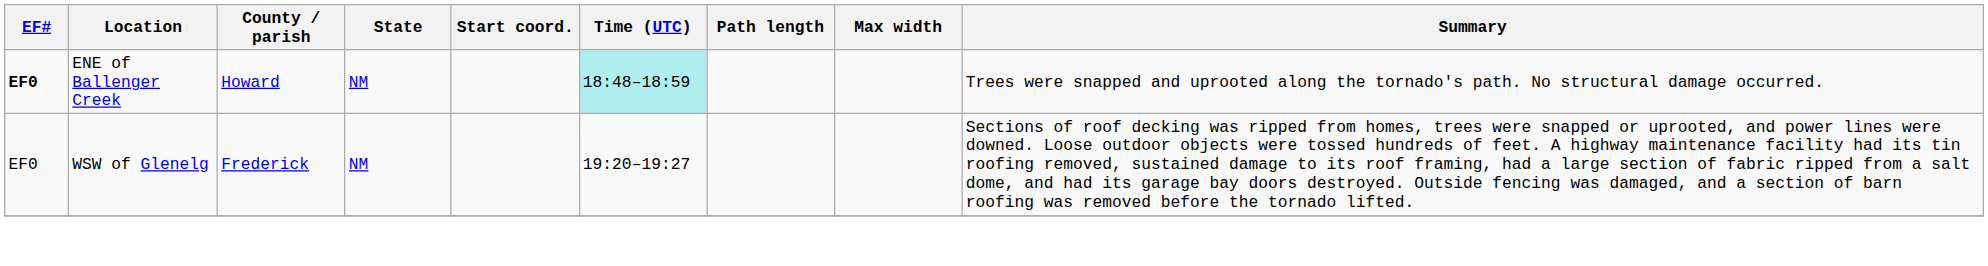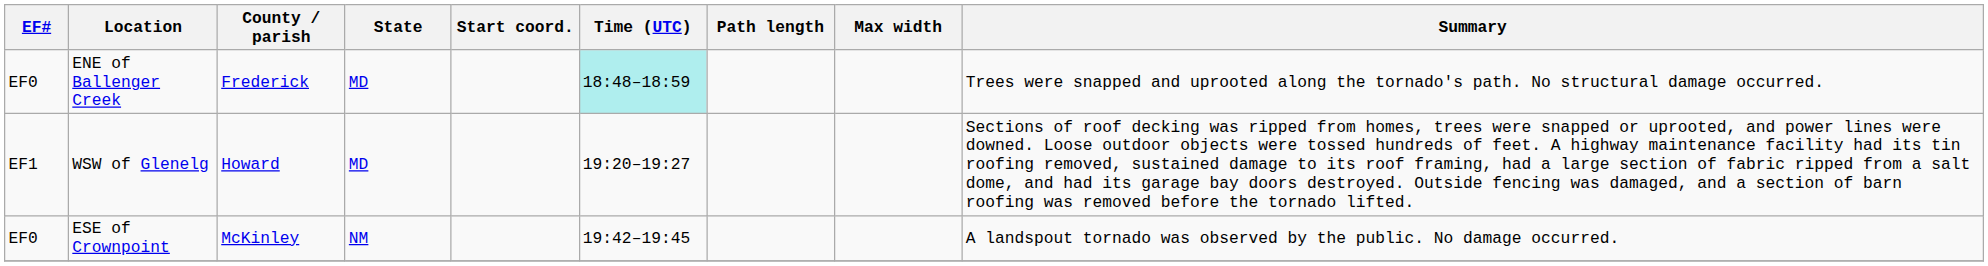(23, 82) bold -> (23, 82) normal
(250, 82) Howard -> (265, 82) Frederick
(359, 82) NM -> (359, 82) MD
(23, 165) EF0 -> (23, 165) EF1
(265, 165) Frederick -> (250, 165) Howard
(359, 165) NM -> (359, 165) MD
+ row: (121, 238)
